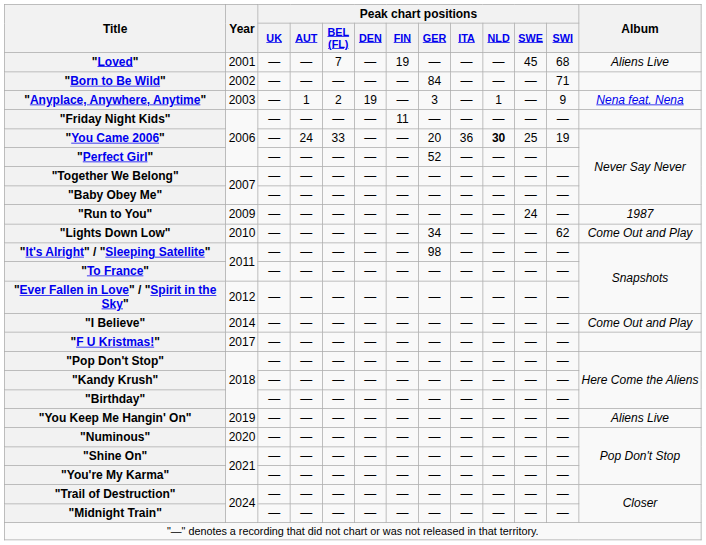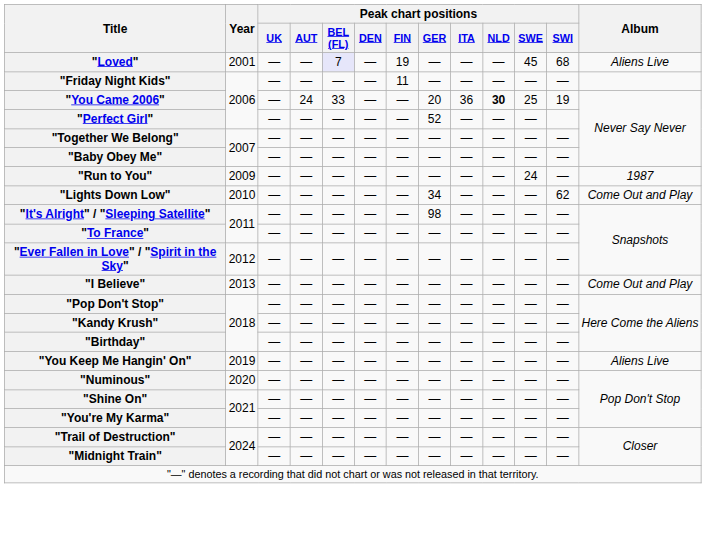(338, 62) no background -> (338, 62) lavender background
- row: (115, 81)
- row: (115, 100)
(242, 323) 2014 -> (242, 284) 2013
- row: (115, 342)
